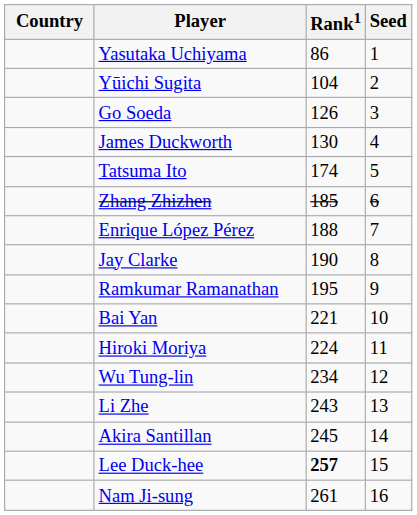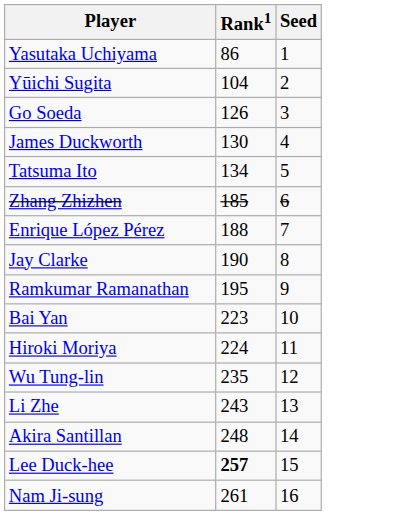- column: (49, 21)
(324, 171) 174 -> (234, 171) 134
(324, 318) 221 -> (234, 318) 223
(324, 377) 234 -> (234, 377) 235
(324, 436) 245 -> (234, 436) 248
